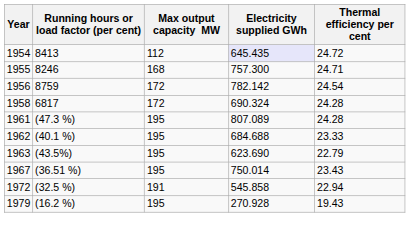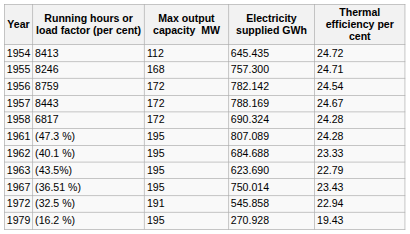(250, 53) lavender background -> (250, 53) no background
+ row: (19, 103)
